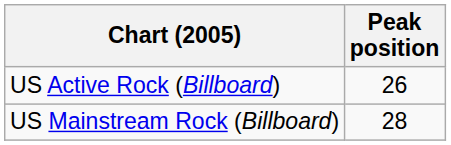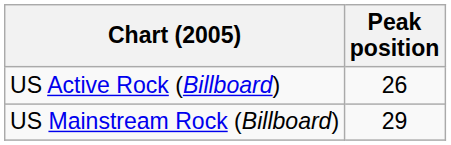(395, 121) 28 -> (395, 121) 29
